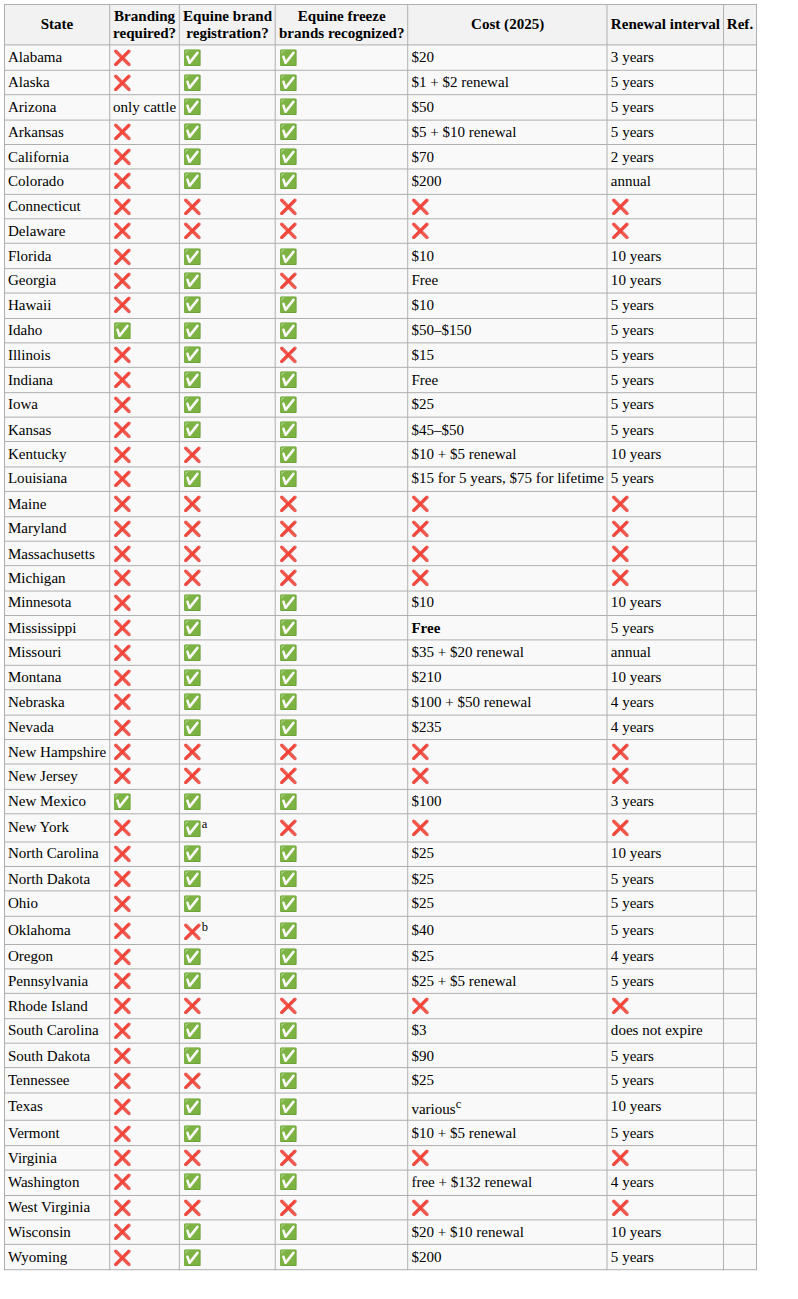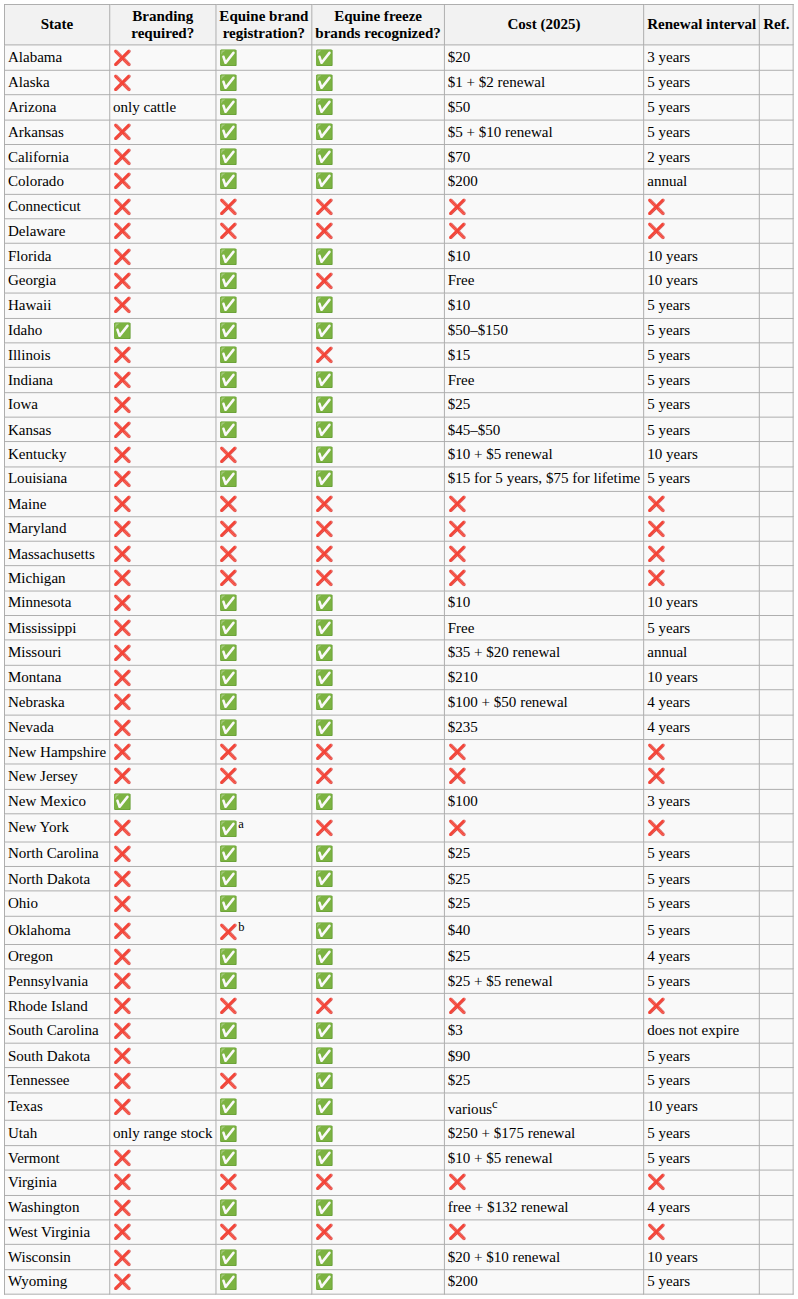(426, 627) bold -> (461, 627) normal
(636, 854) 10 years -> (669, 854) 5 years
+ row: (23, 1133)
